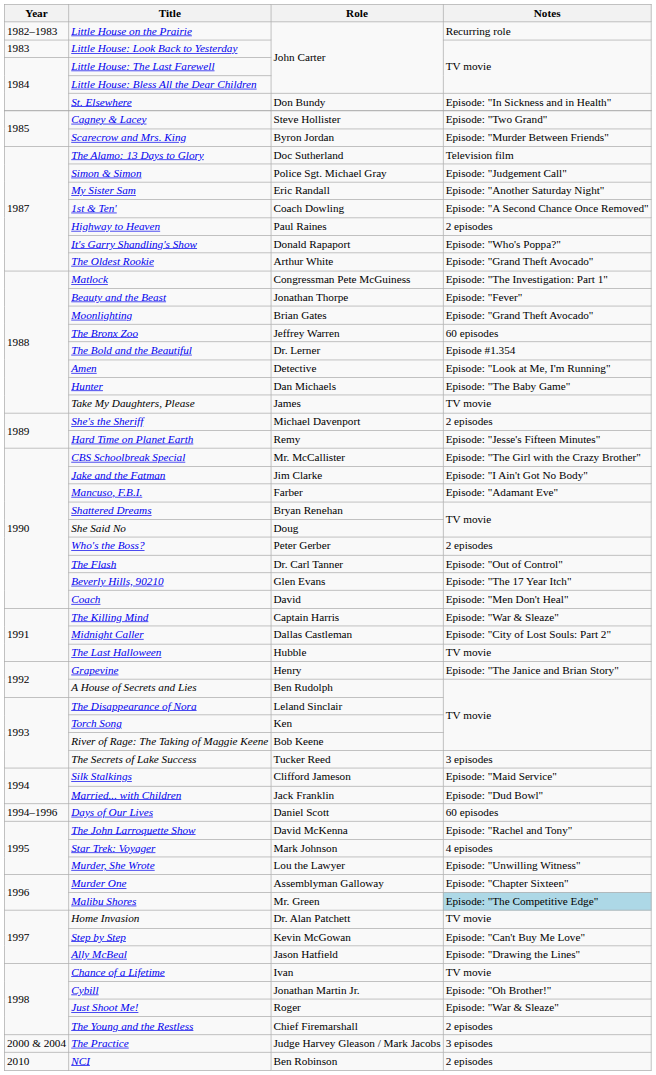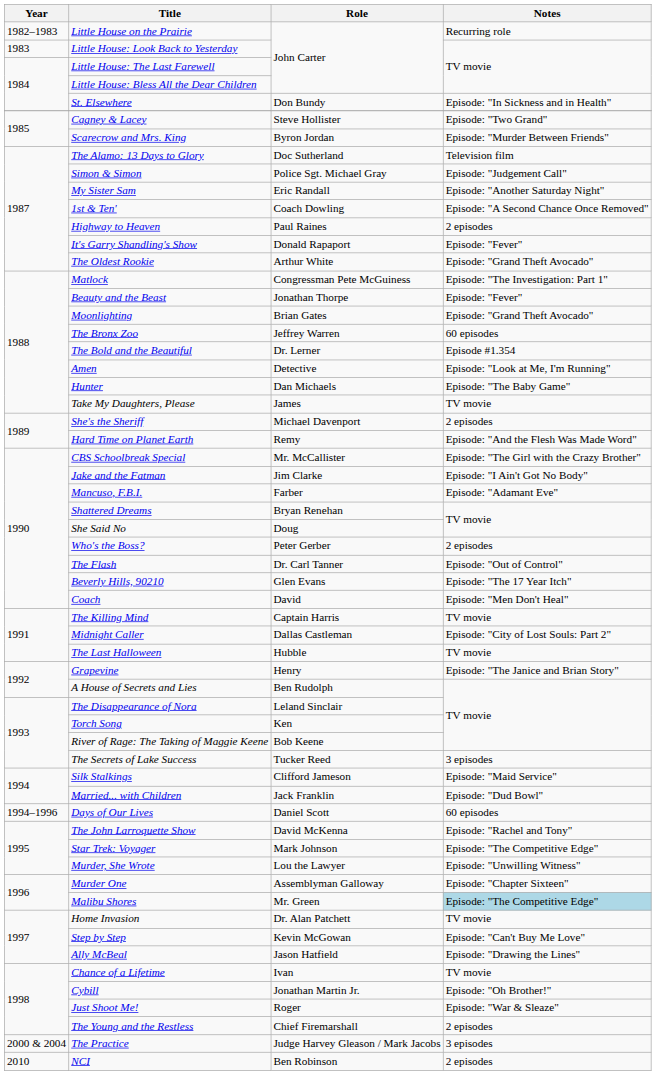(503, 244) Episode: "Who's Poppa?" -> (484, 244) Episode: "Fever"
(523, 439) Episode: "Jesse's Fifteen Minutes" -> (541, 439) Episode: "And the Flesh Was Made Word"
(502, 617) Episode: "War & Sleaze" -> (468, 617) TV movie
(469, 848) 4 episodes -> (522, 848) Episode: "The Competitive Edge"
